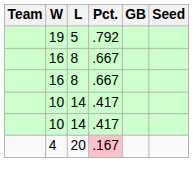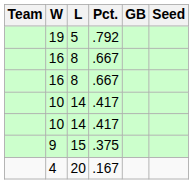+ row: (53, 146)
(106, 146) pink background -> (106, 168) no background
